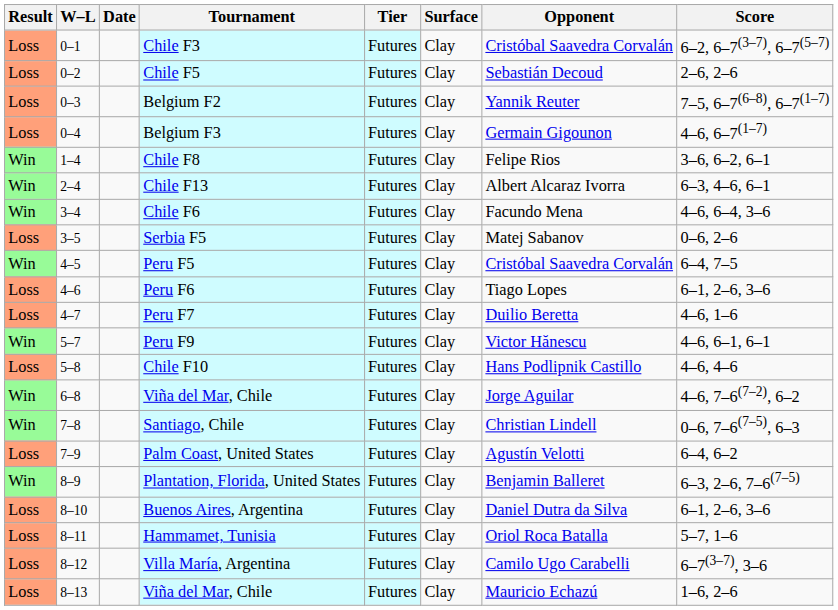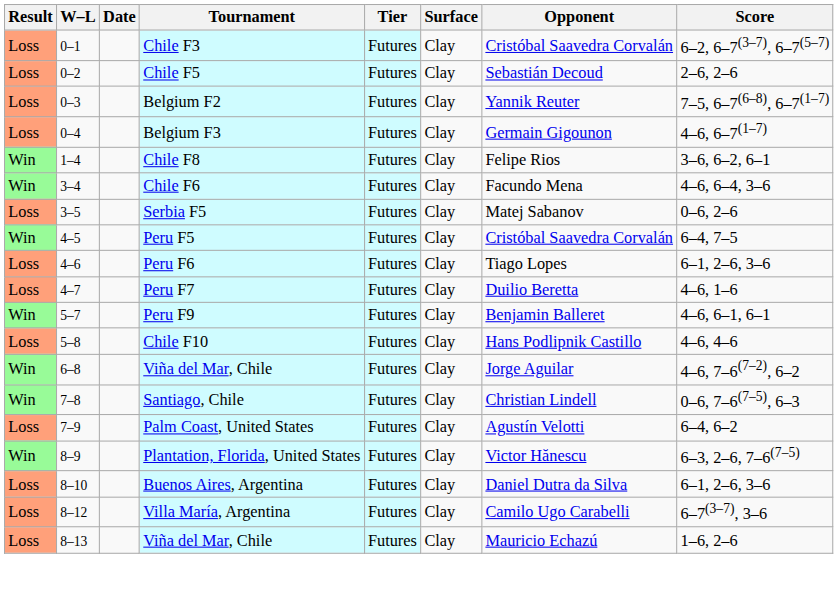- row: (70, 187)
(536, 341) Victor Hănescu -> (545, 315) Benjamin Balleret
(545, 481) Benjamin Balleret -> (536, 455) Victor Hănescu
- row: (74, 536)
